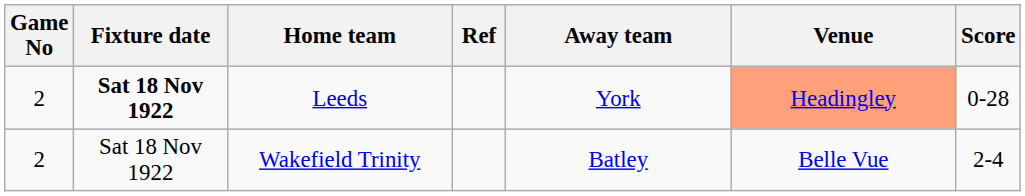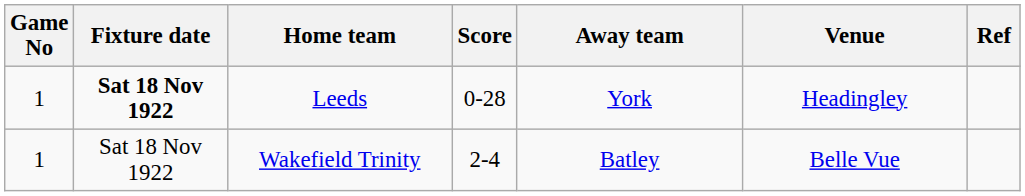columns swapped: (988, 35) <-> (479, 35)
(39, 97) 2 -> (39, 97) 1
(843, 97) lightsalmon background -> (855, 97) no background
(39, 159) 2 -> (39, 159) 1
